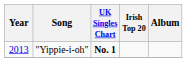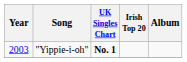(19, 49) 2013 -> (19, 49) 2003
